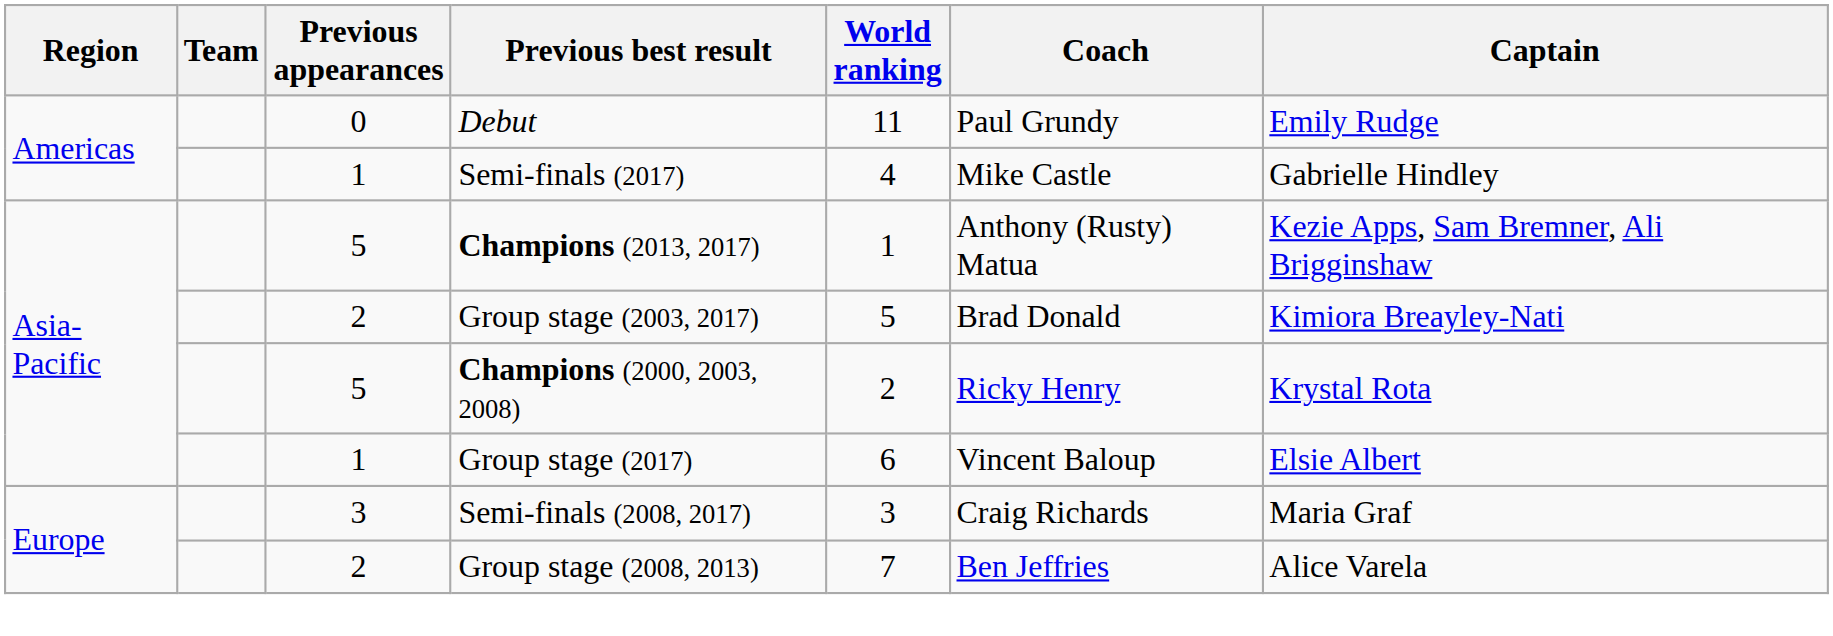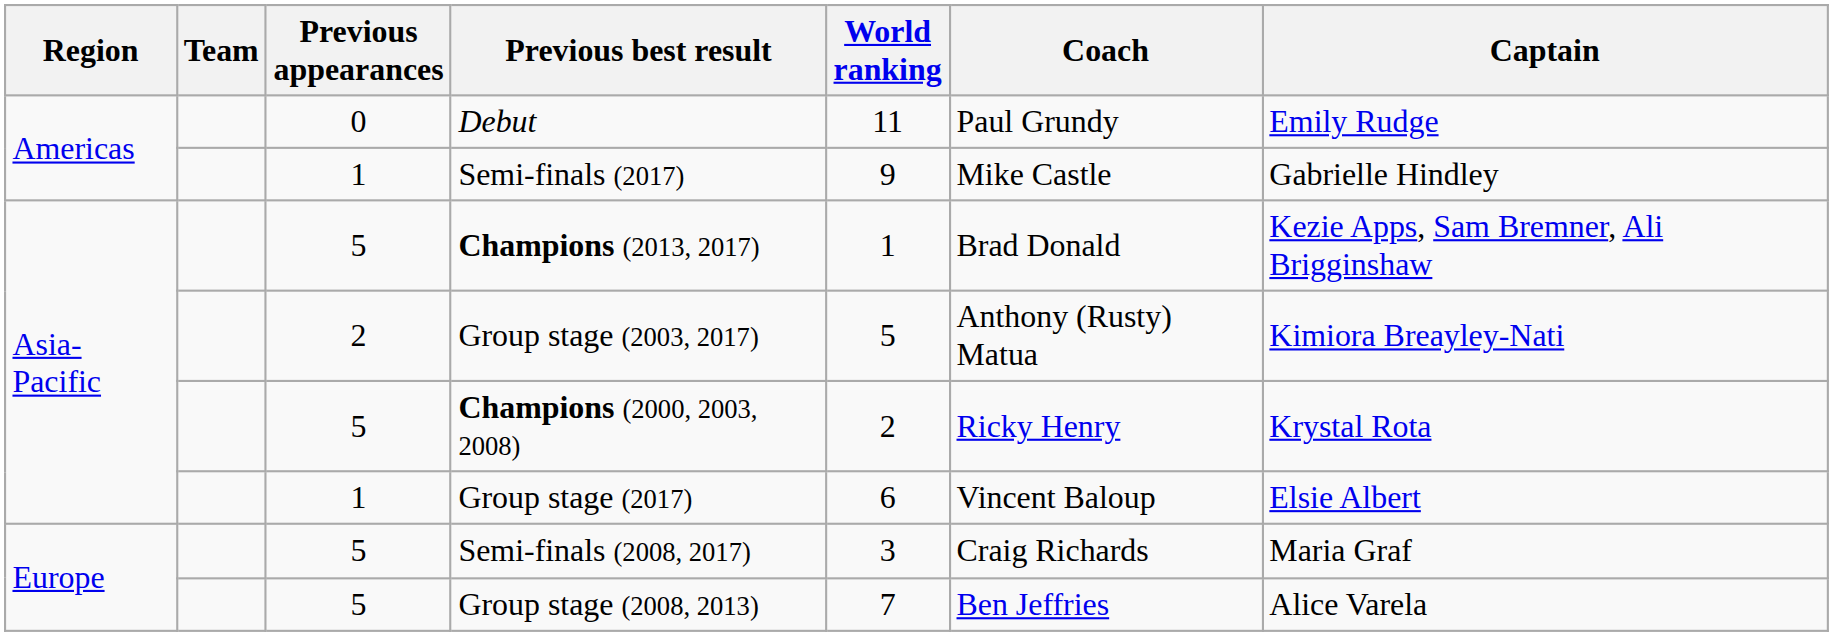(888, 174) 4 -> (888, 174) 9
(1064, 245) Anthony (Rusty) Matua -> (1038, 245) Brad Donald
(1038, 317) Brad Donald -> (1064, 336) Anthony (Rusty) Matua
(359, 512) 3 -> (359, 550) 5
(359, 565) 2 -> (359, 603) 5
